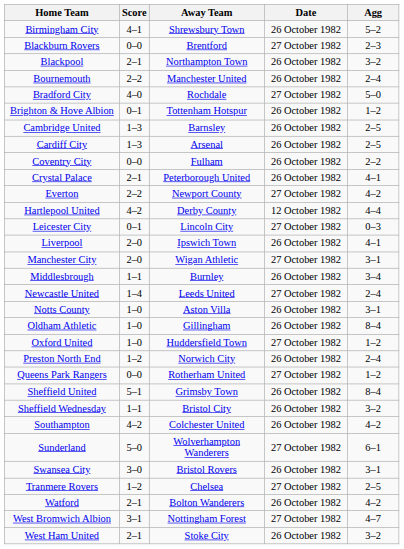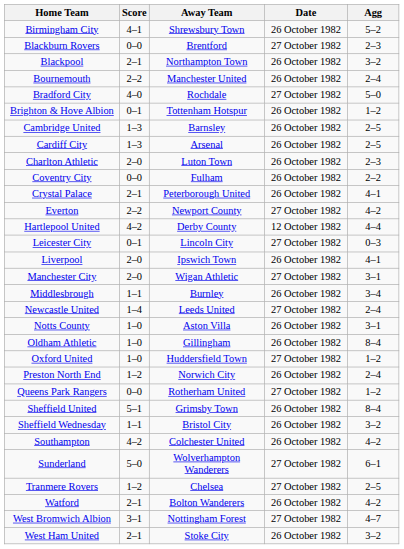+ row: (62, 161)
- row: (62, 469)
